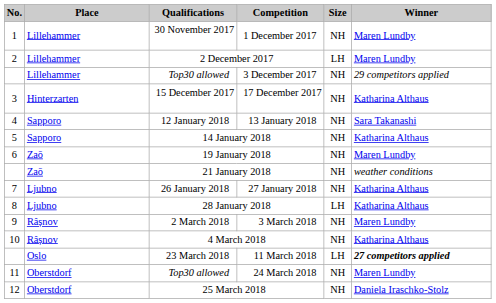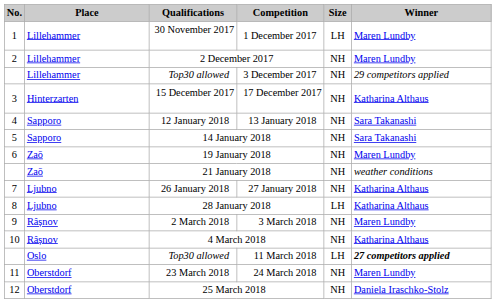(338, 35) NH -> (338, 35) LH
(338, 58) LH -> (338, 58) NH
(391, 137) Katharina Althaus -> (385, 137) Sara Takanashi
(200, 256) 23 March 2018 -> (201, 256) Top30 allowed
(201, 272) Top30 allowed -> (200, 272) 23 March 2018
